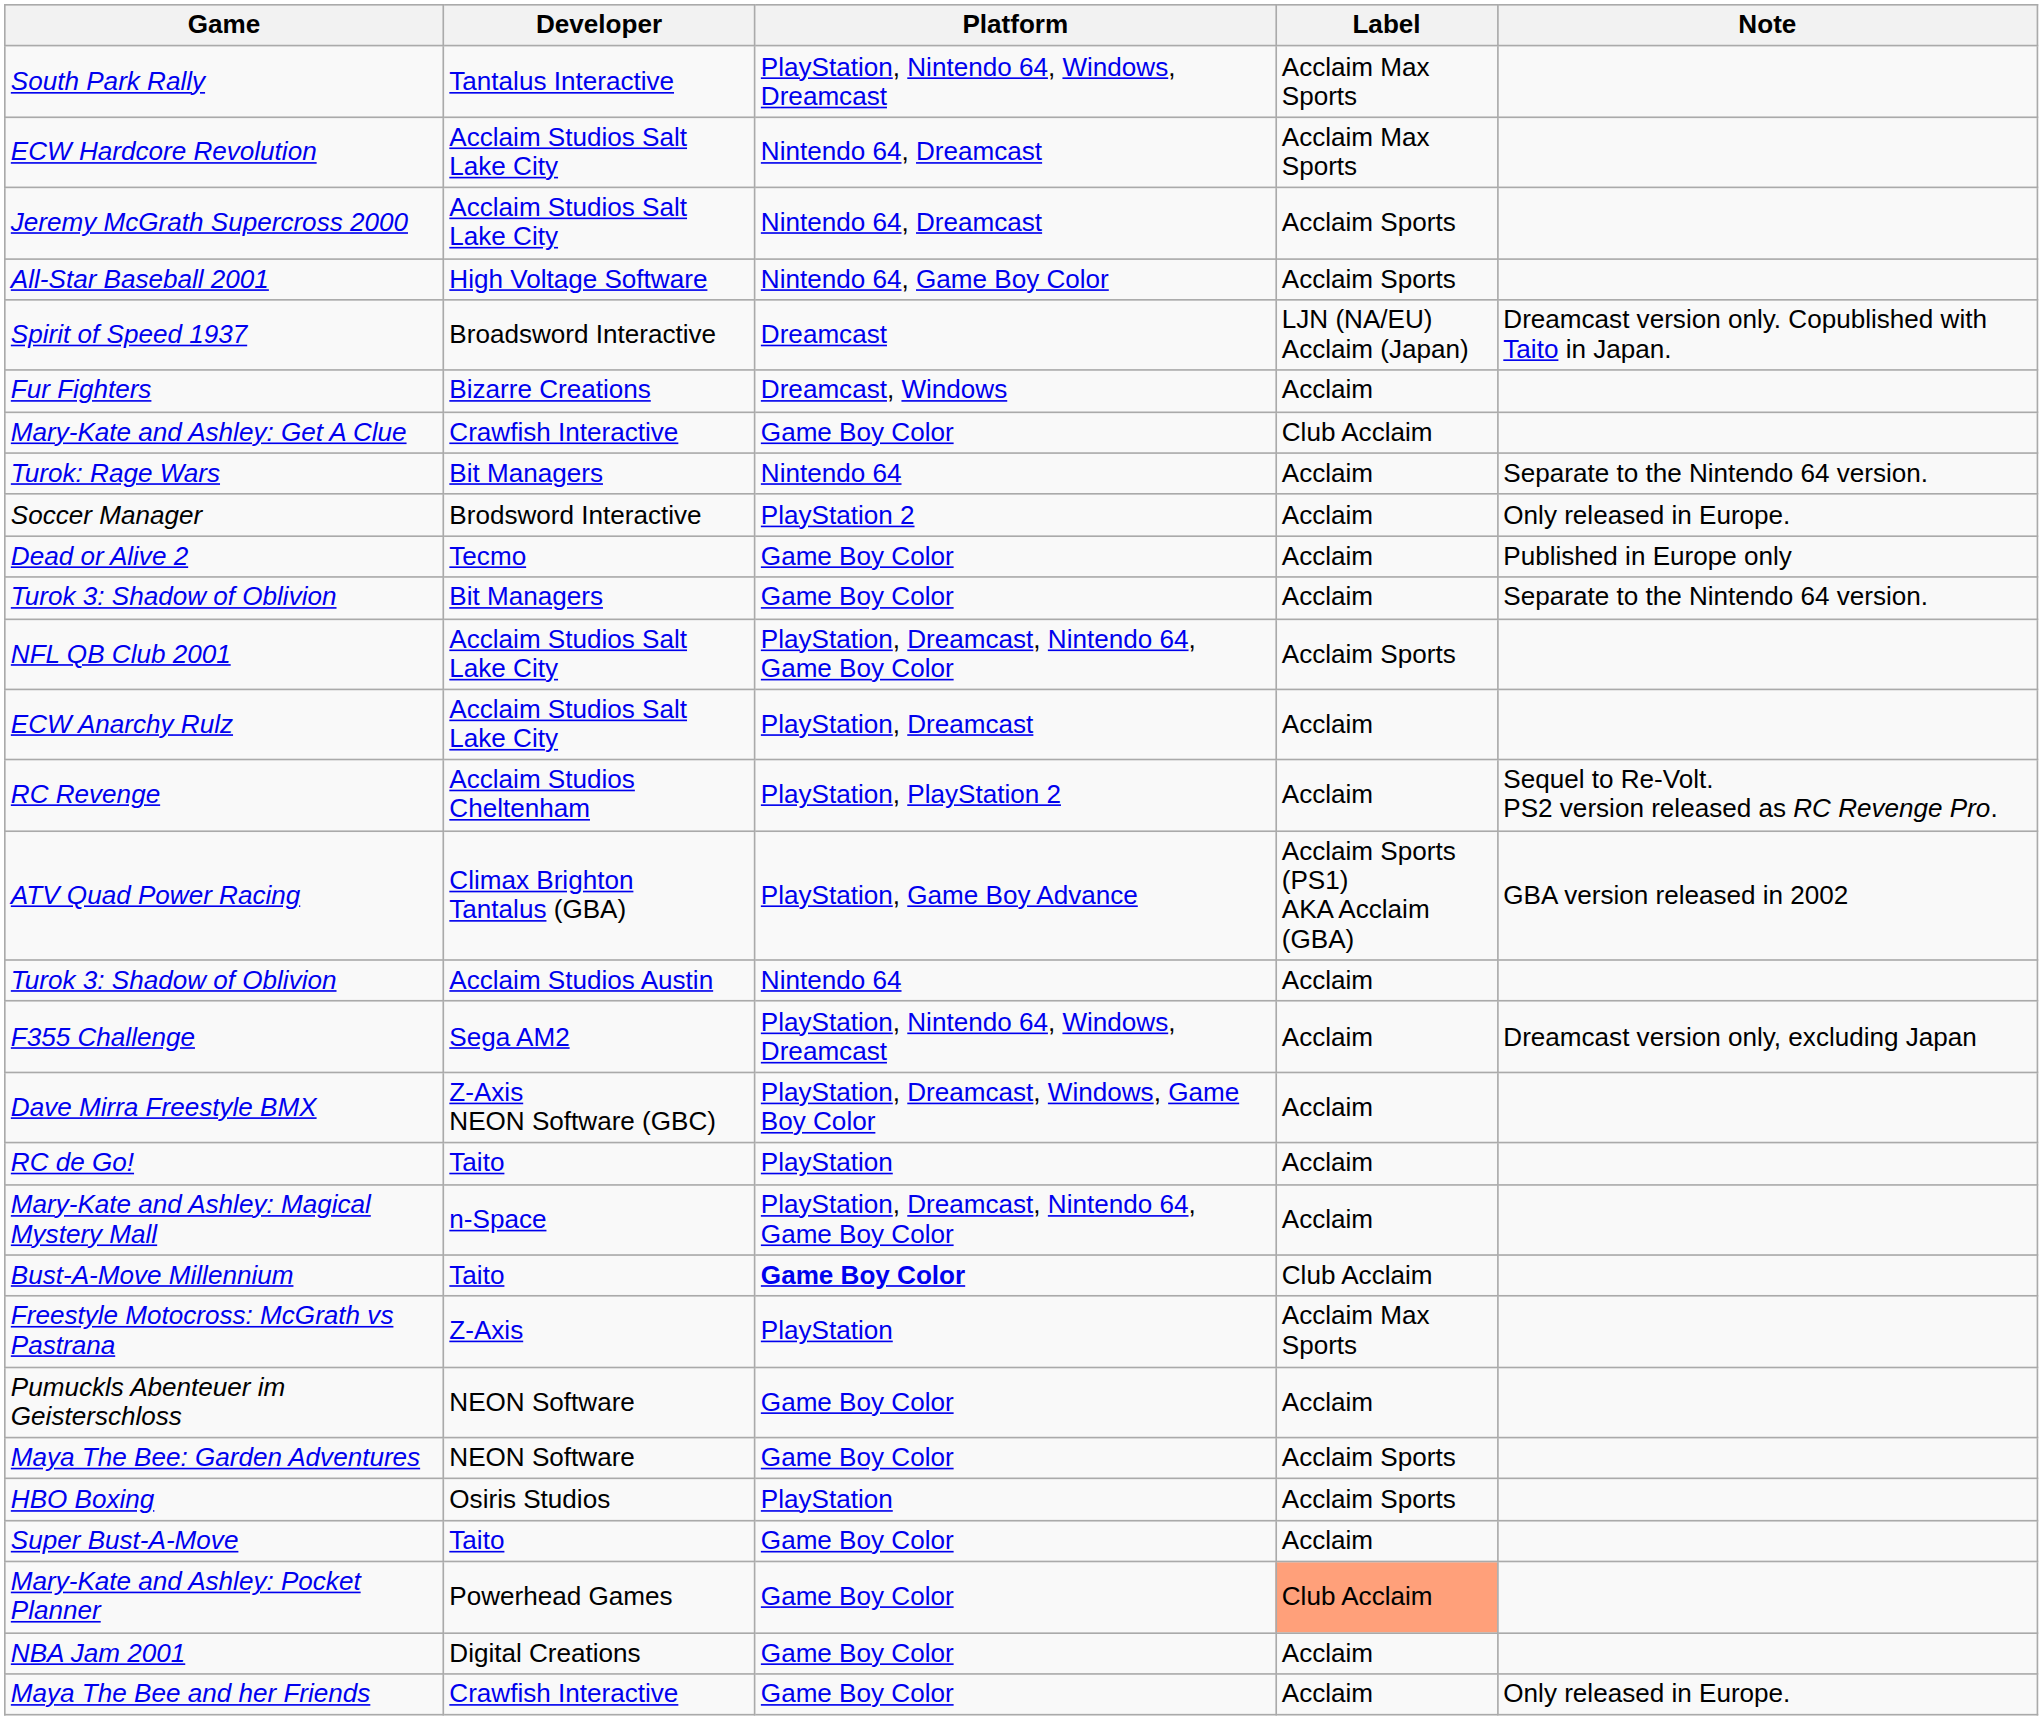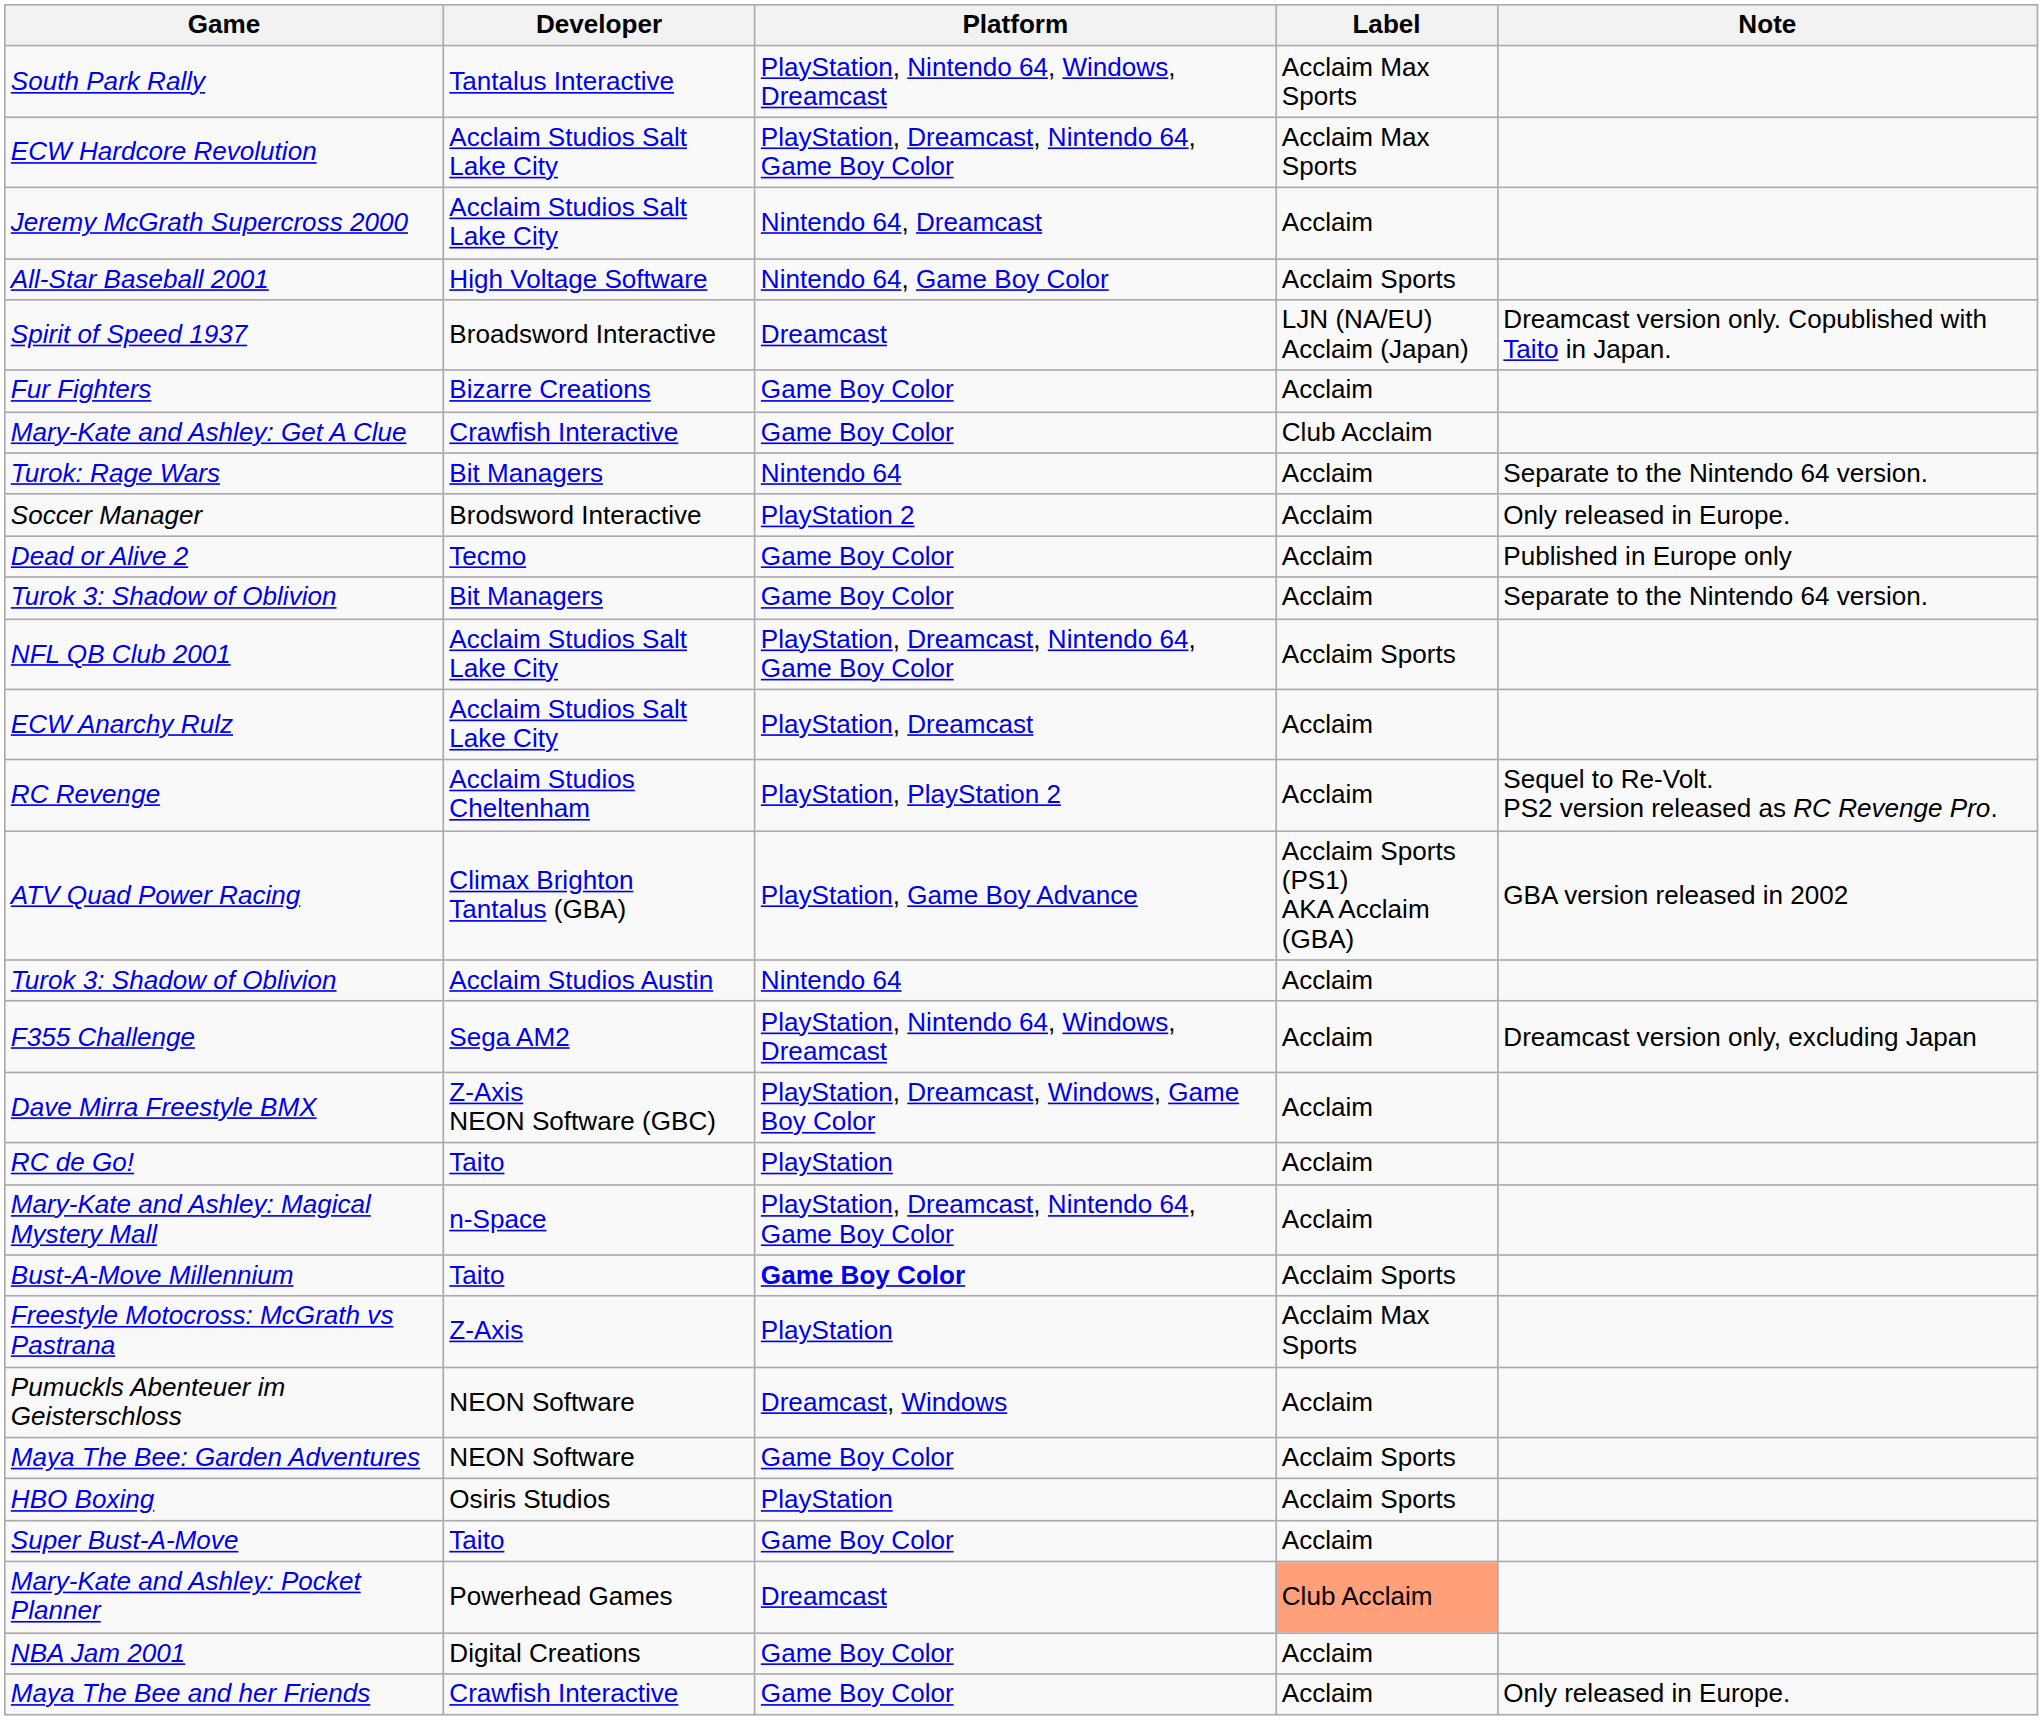(901, 151) Nintendo 64, Dreamcast -> (978, 151) PlayStation, Dreamcast, Nintendo 64, Game Boy Color
(1369, 222) Acclaim Sports -> (1327, 222) Acclaim
(884, 390) Dreamcast, Windows -> (857, 390) Game Boy Color
(1357, 1275) Club Acclaim -> (1369, 1275) Acclaim Sports
(857, 1401) Game Boy Color -> (884, 1401) Dreamcast, Windows
(857, 1596) Game Boy Color -> (824, 1596) Dreamcast
